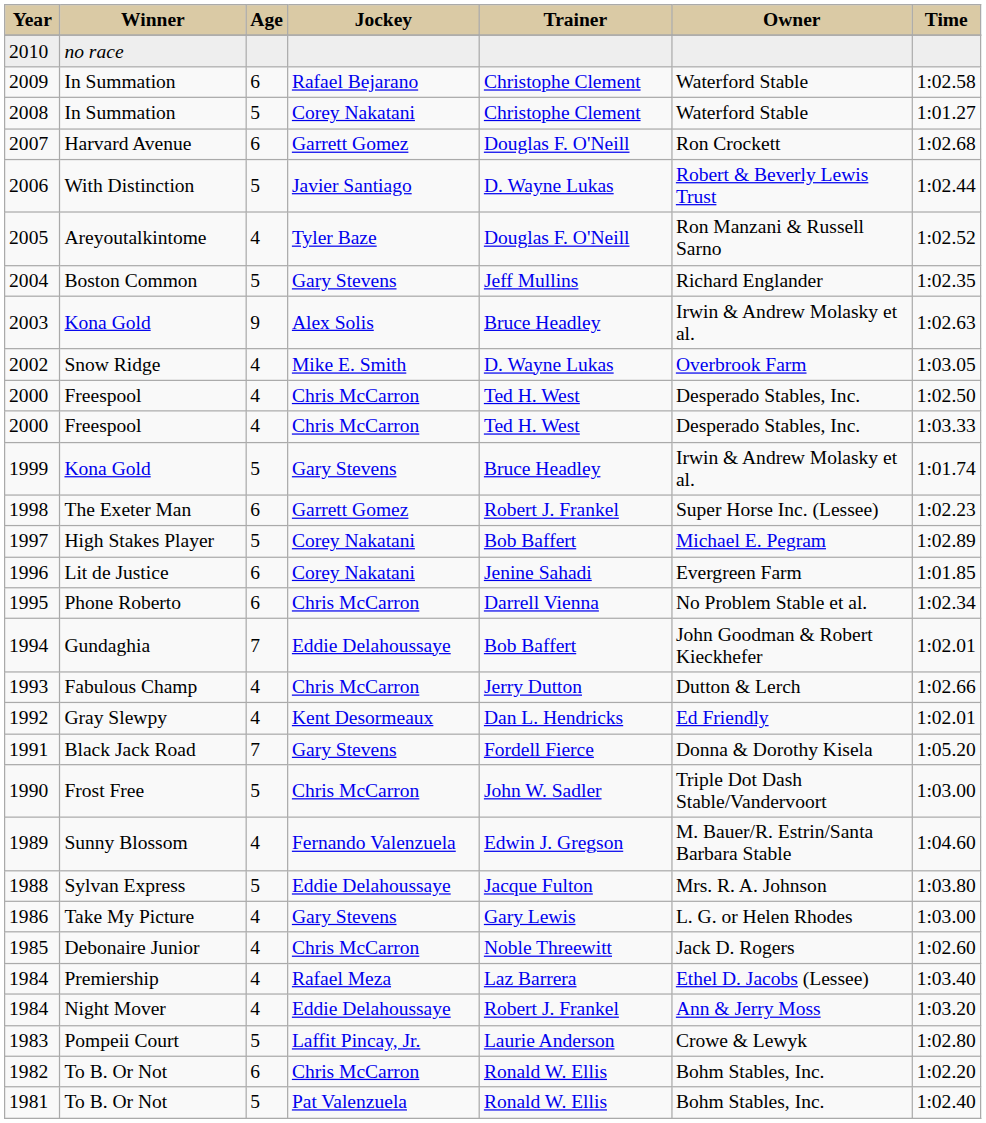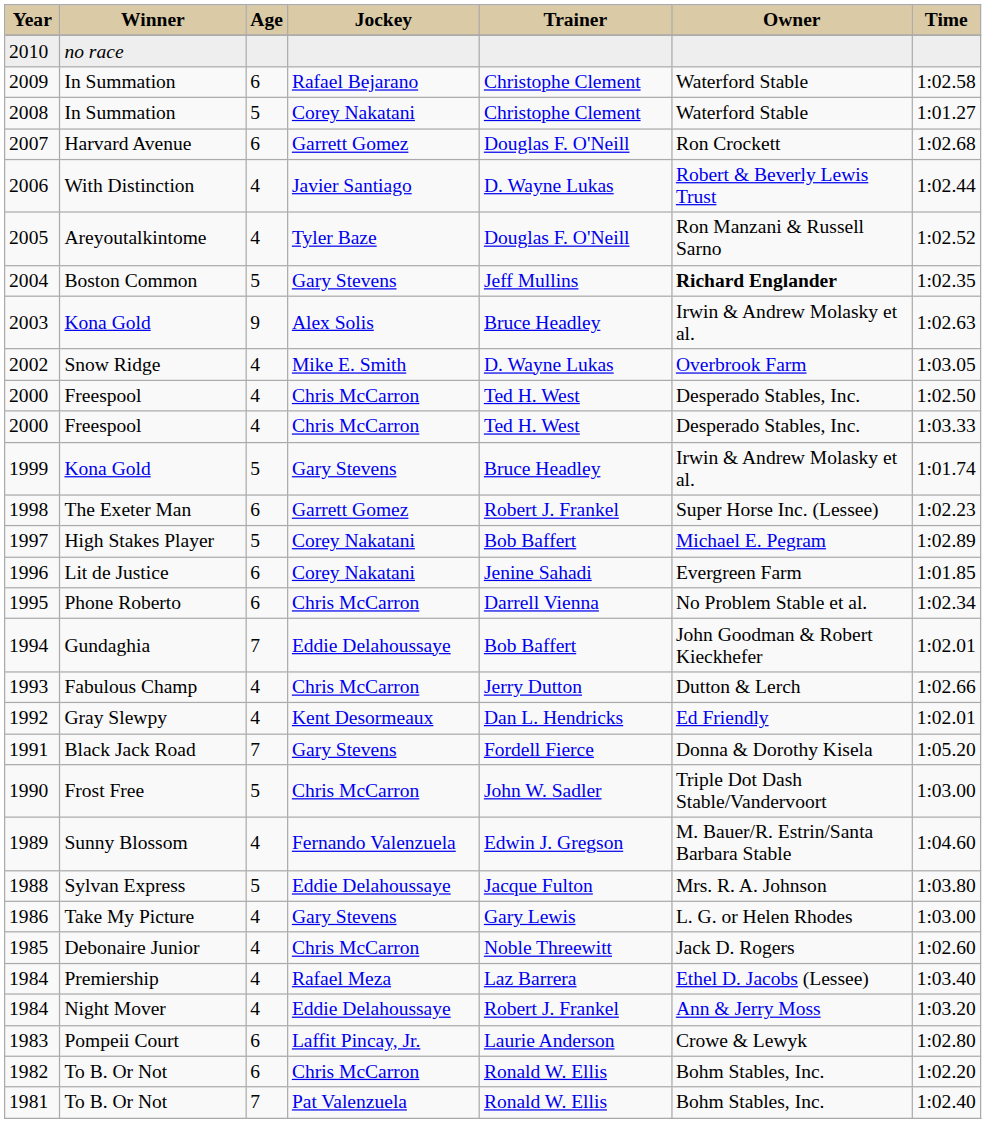(255, 185) 5 -> (255, 185) 4
(749, 280) normal -> (756, 280) bold
(255, 1040) 5 -> (255, 1040) 6
(255, 1102) 5 -> (255, 1102) 7
